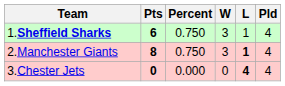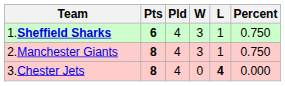columns swapped: (268, 14) <-> (190, 14)
(246, 52) bold -> (220, 52) normal
(153, 71) 0 -> (153, 71) 8
